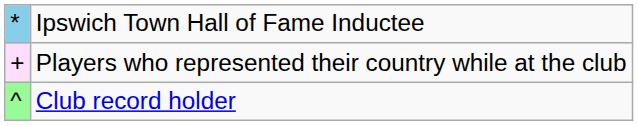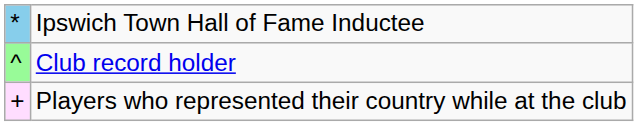rows swapped: (331, 62) <-> (136, 100)
